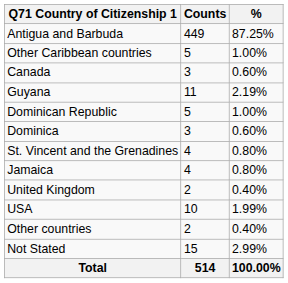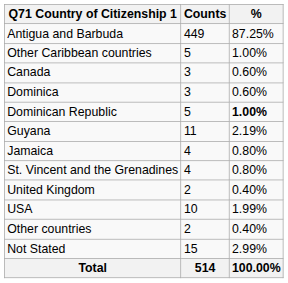rows swapped: (33, 131) <-> (29, 92)
(249, 111) normal -> (249, 111) bold
rows swapped: (30, 170) <-> (93, 151)
